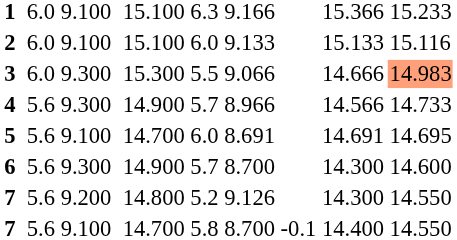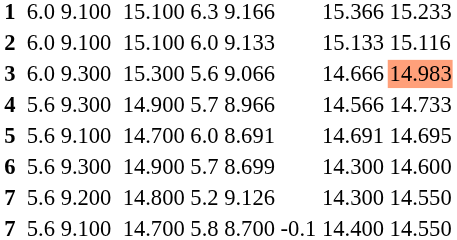(204, 73) 5.5 -> (204, 73) 5.6
(250, 166) 8.700 -> (250, 166) 8.699
